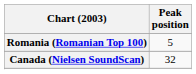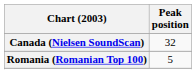rows swapped: (77, 59) <-> (77, 42)
